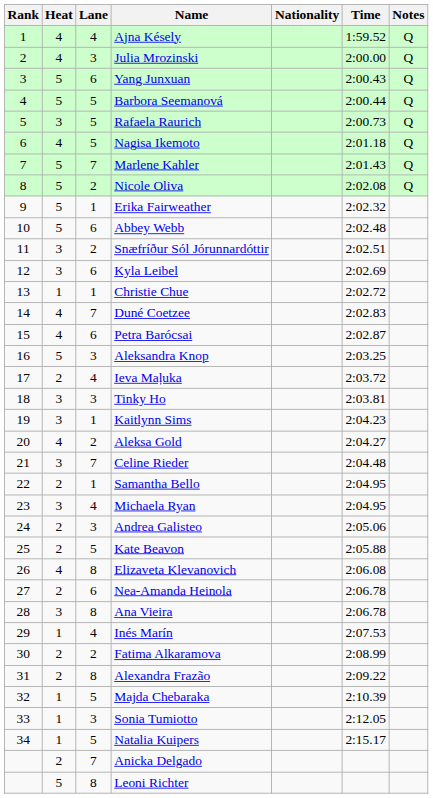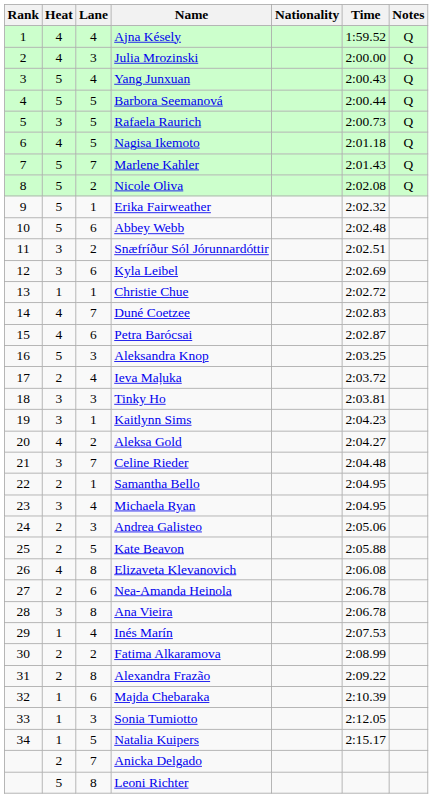(93, 79) 6 -> (93, 79) 4
(93, 697) 5 -> (93, 697) 6
